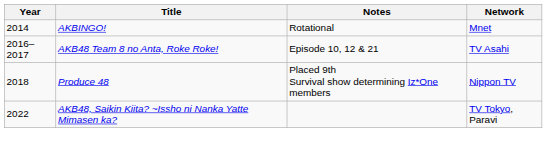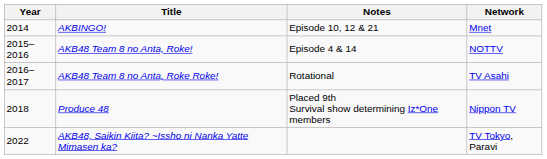(312, 28) Rotational -> (334, 28) Episode 10, 12 & 21
+ row: (125, 49)
(334, 49) Episode 10, 12 & 21 -> (312, 76) Rotational
